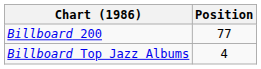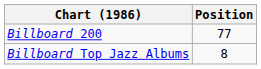(224, 54) 4 -> (224, 54) 8
